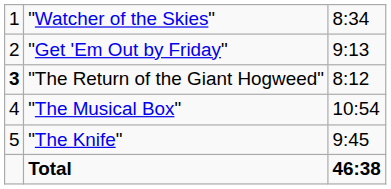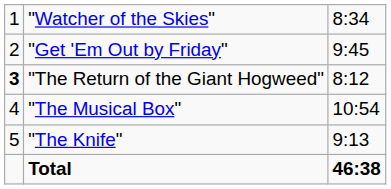(351, 49) 9:13 -> (351, 49) 9:45
(351, 139) 9:45 -> (351, 139) 9:13
